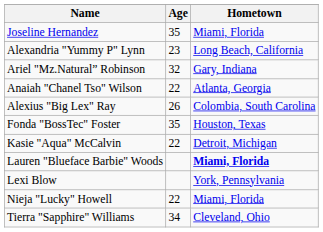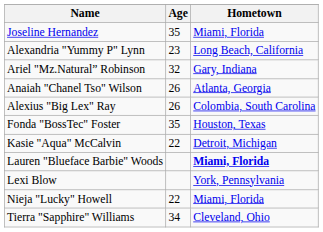(174, 87) 22 -> (174, 87) 26
